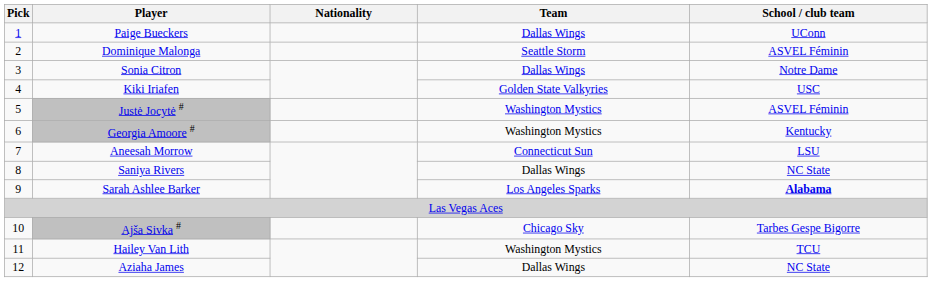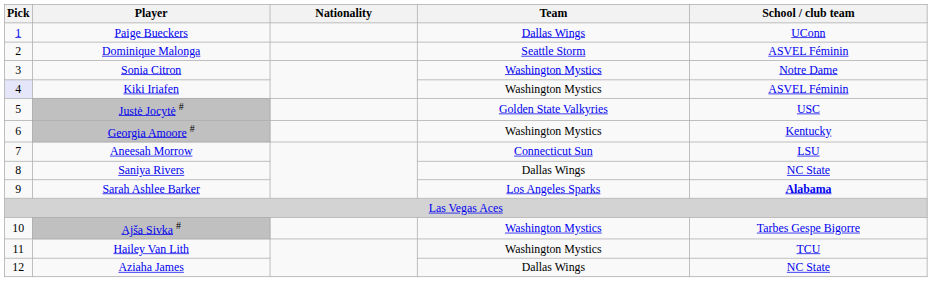(553, 70) Dallas Wings -> (553, 70) Washington Mystics
(18, 88) no background -> (18, 88) lavender background
(553, 88) Golden State Valkyries -> (553, 88) Washington Mystics
(808, 88) USC -> (808, 88) ASVEL Féminin
(553, 109) Washington Mystics -> (553, 109) Golden State Valkyries
(808, 109) ASVEL Féminin -> (808, 109) USC
(553, 228) Chicago Sky -> (553, 228) Washington Mystics
